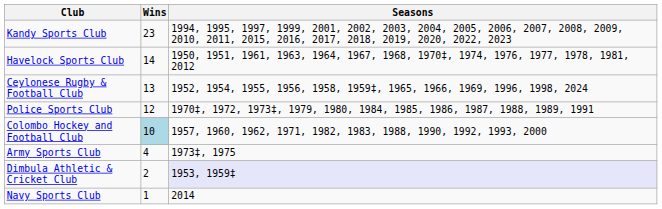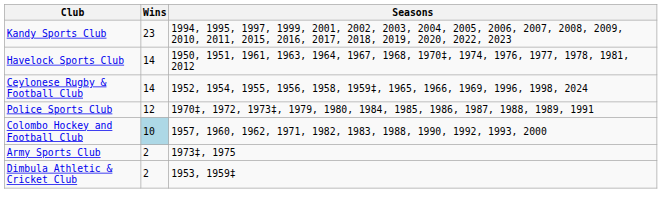(149, 88) 13 -> (149, 88) 14
(146, 153) 4 -> (146, 153) 2
(203, 174) lavender background -> (203, 174) no background
- row: (54, 196)
